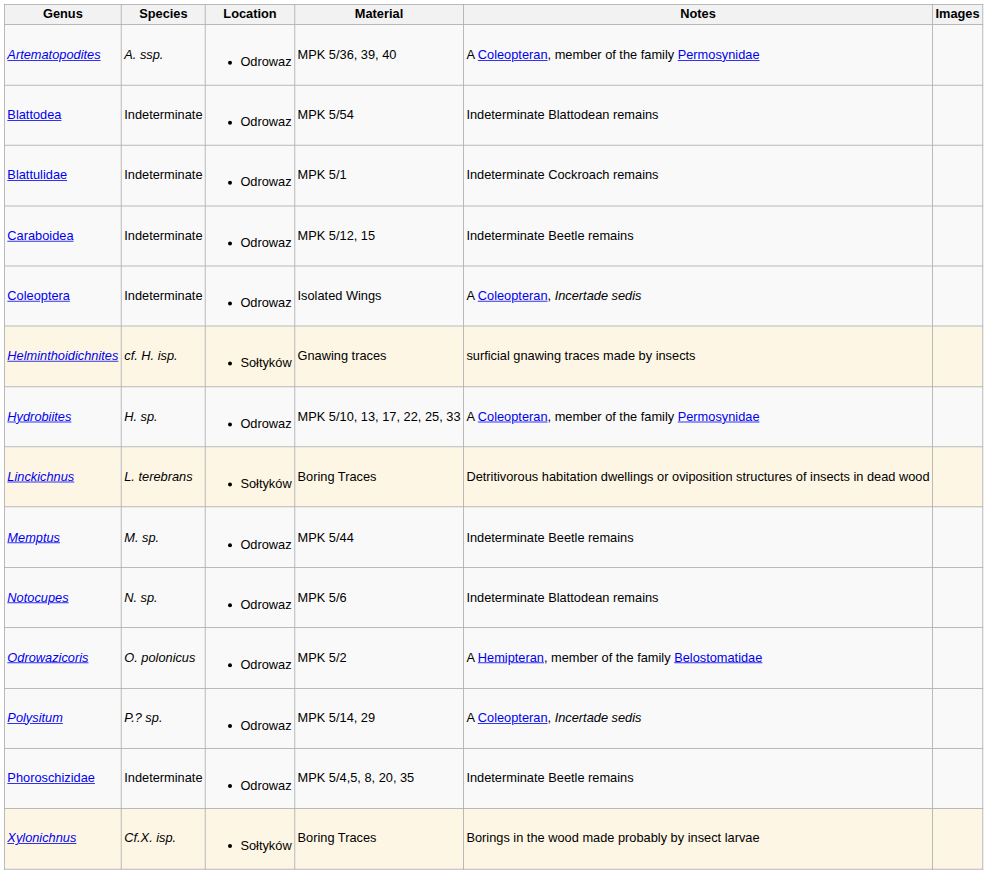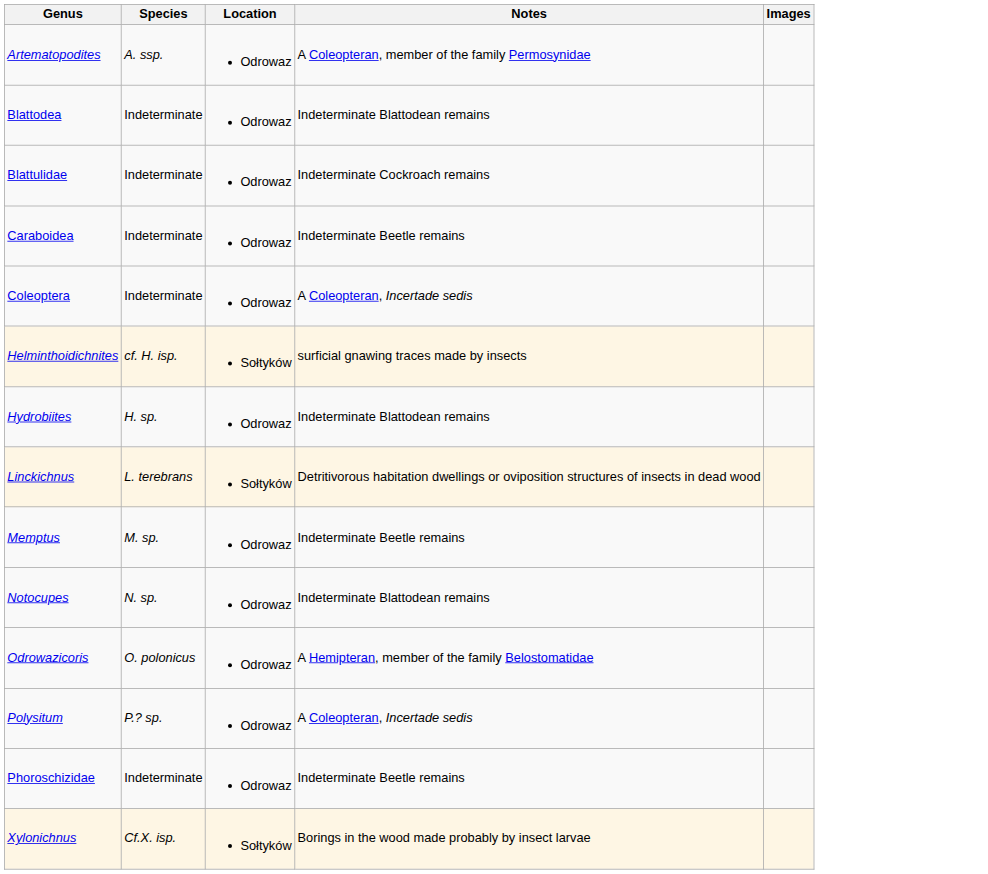- column: (379, 14)
(613, 416) A Coleopteran, member of the family Permosynidae -> (394, 416) Indeterminate Blattodean remains
